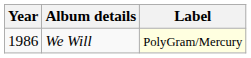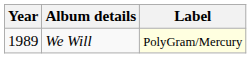(23, 40) 1986 -> (23, 40) 1989
